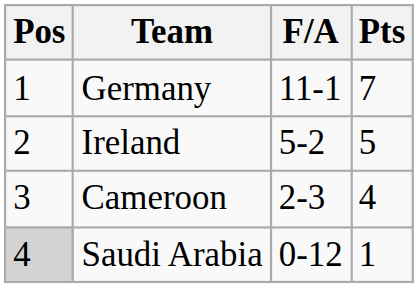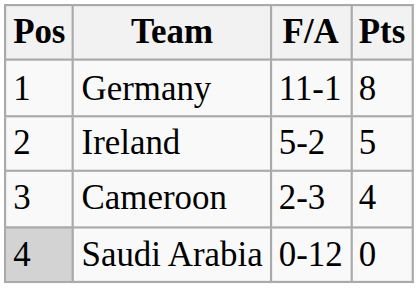(367, 87) 7 -> (367, 87) 8
(367, 253) 1 -> (367, 253) 0
